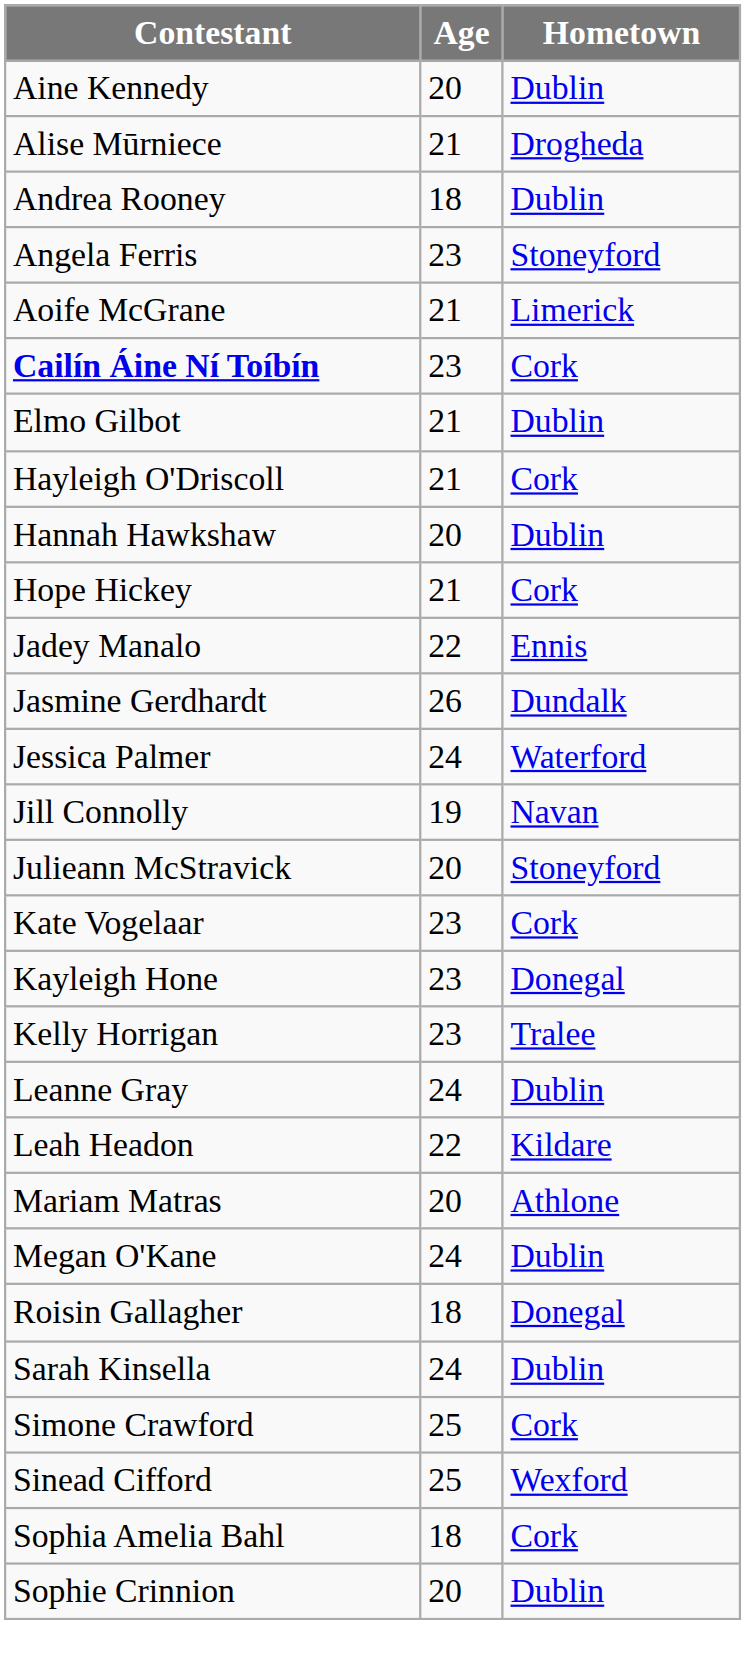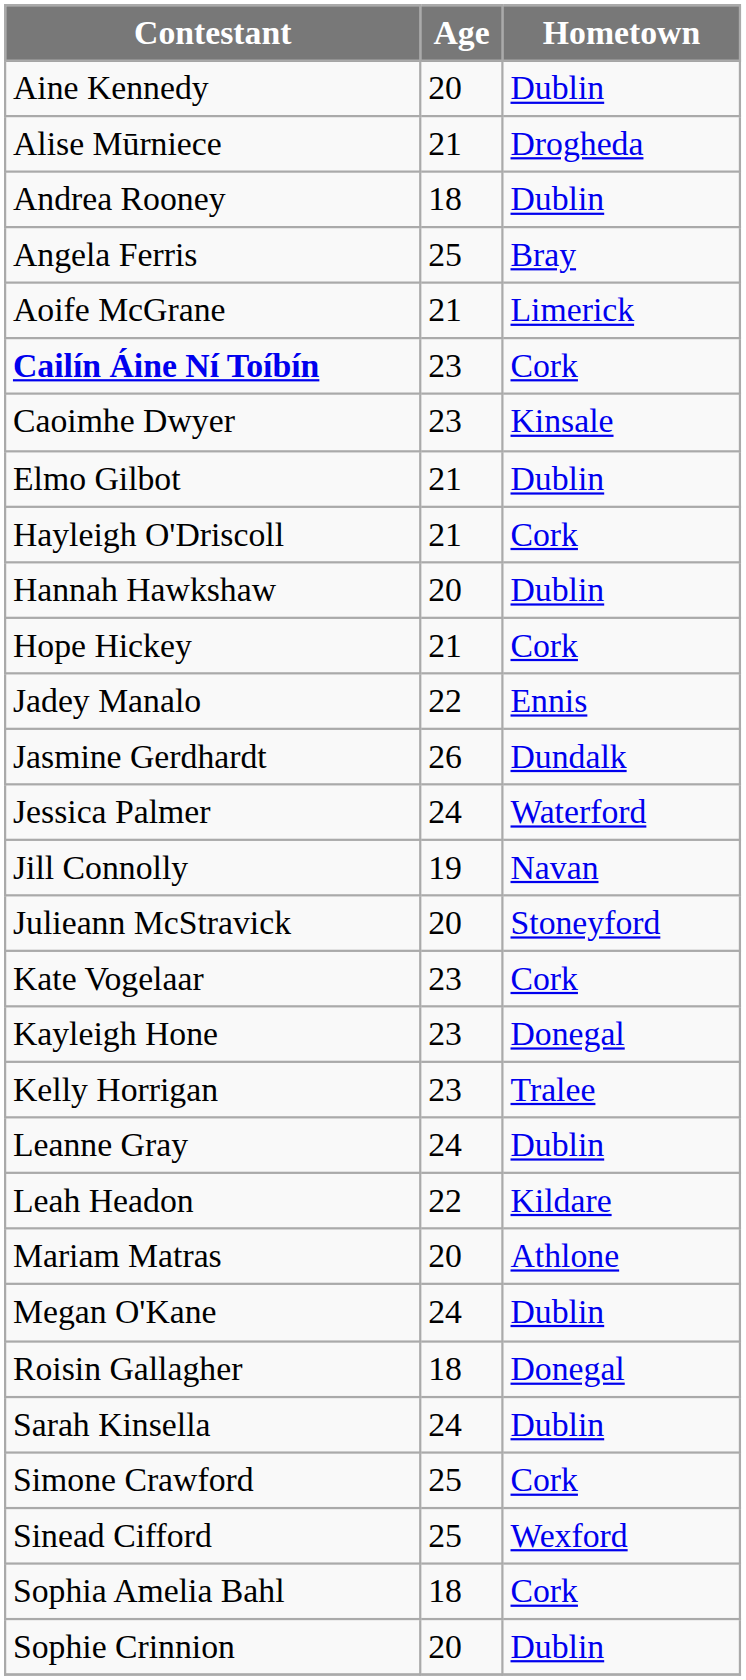(445, 255) 23 -> (445, 255) 25
(585, 255) Stoneyford -> (543, 255) Bray
+ row: (124, 421)
